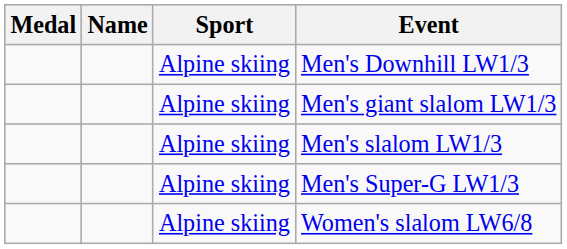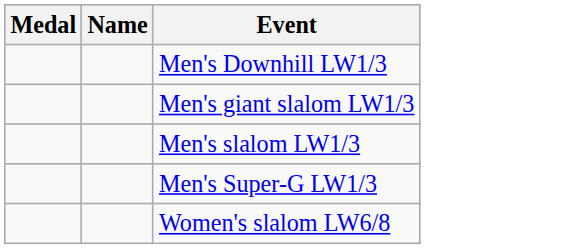- column: (224, 24)
